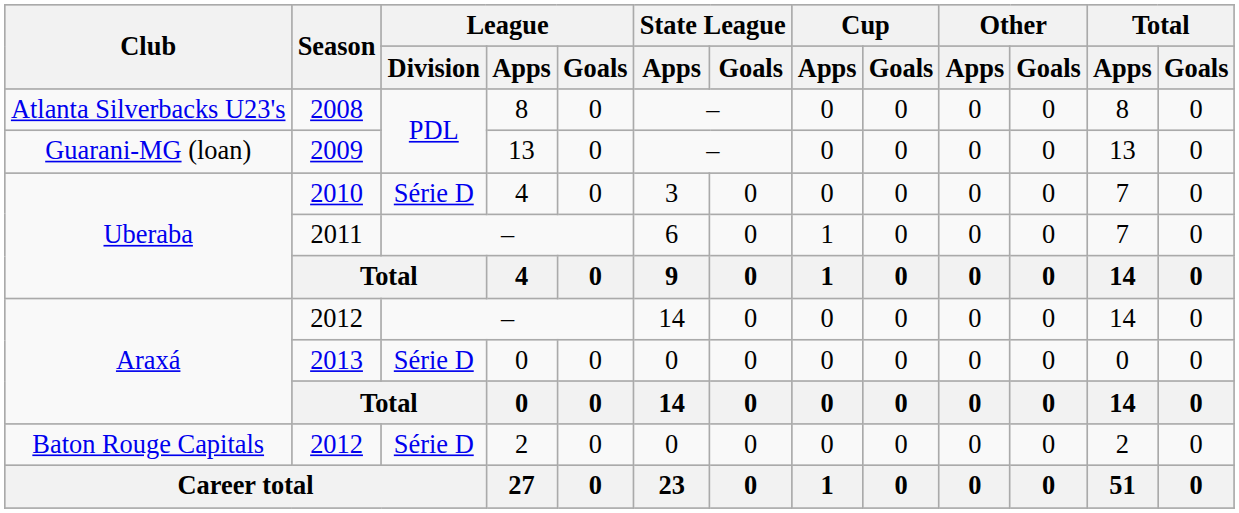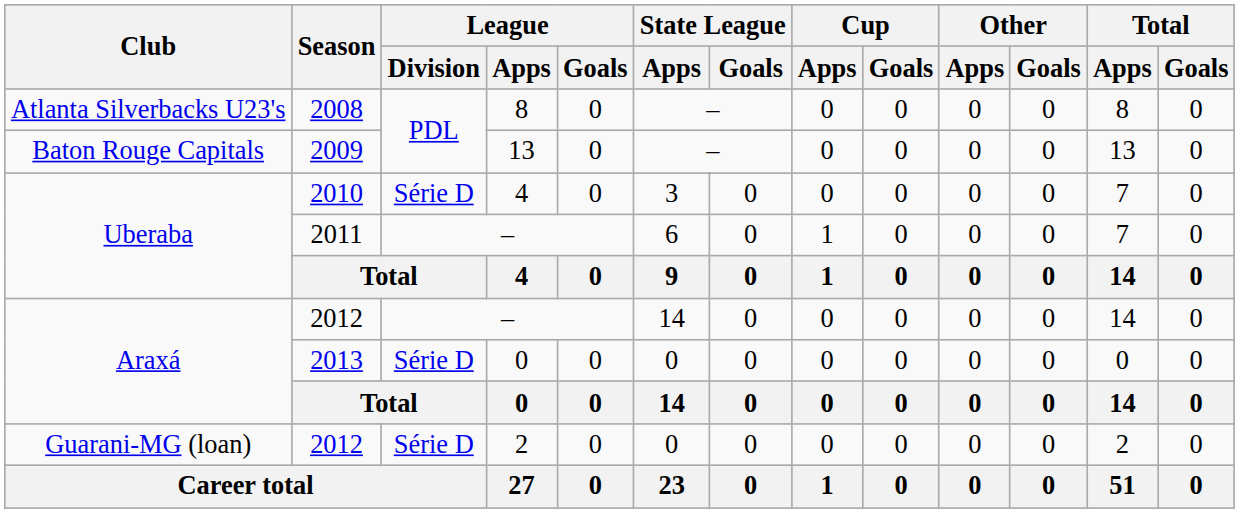(148, 151) Guarani-MG (loan) -> (148, 151) Baton Rouge Capitals
(148, 444) Baton Rouge Capitals -> (148, 444) Guarani-MG (loan)
